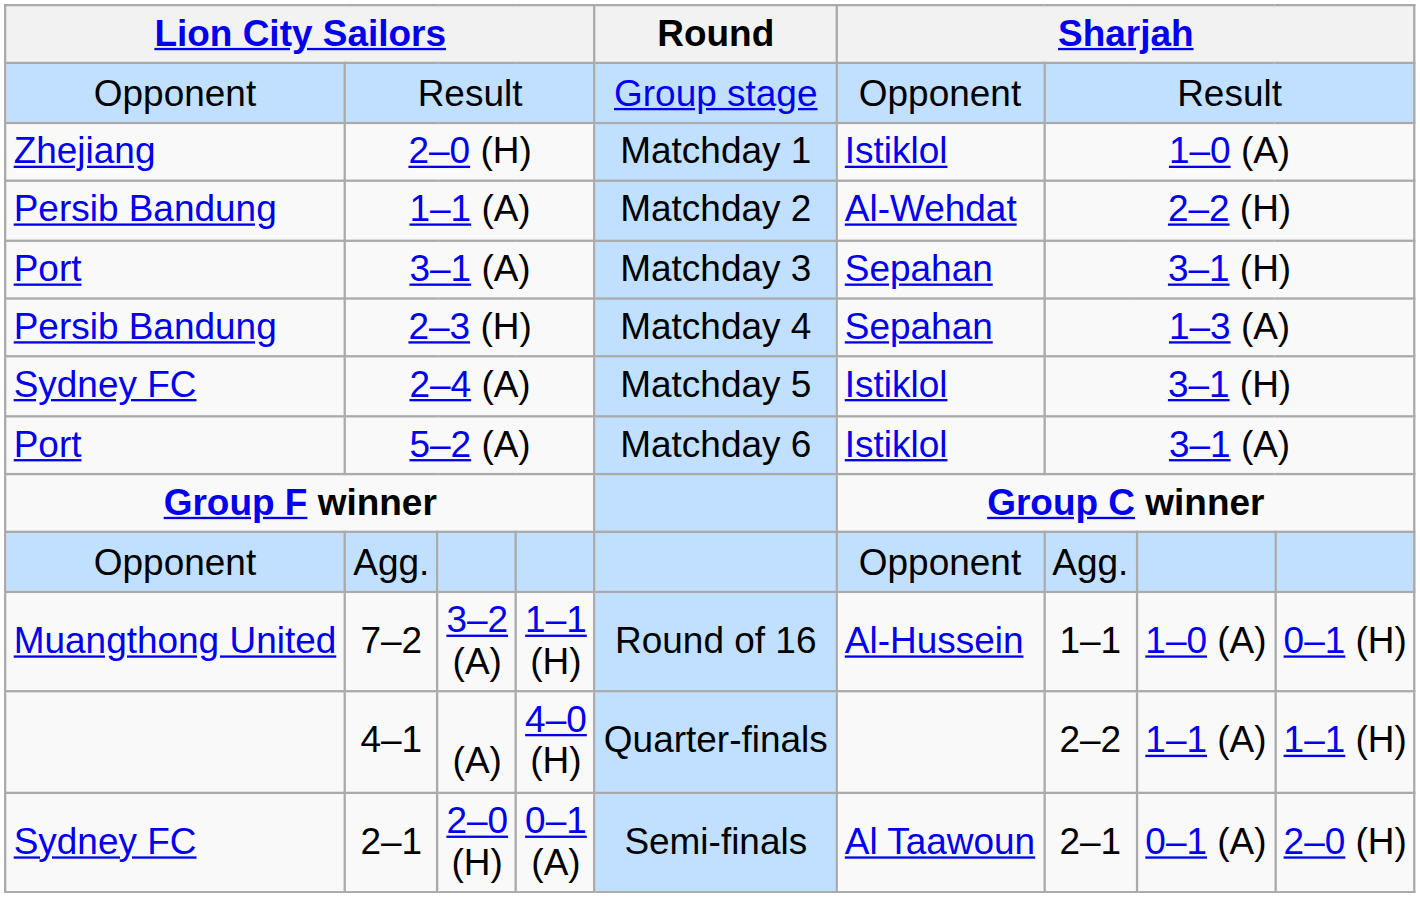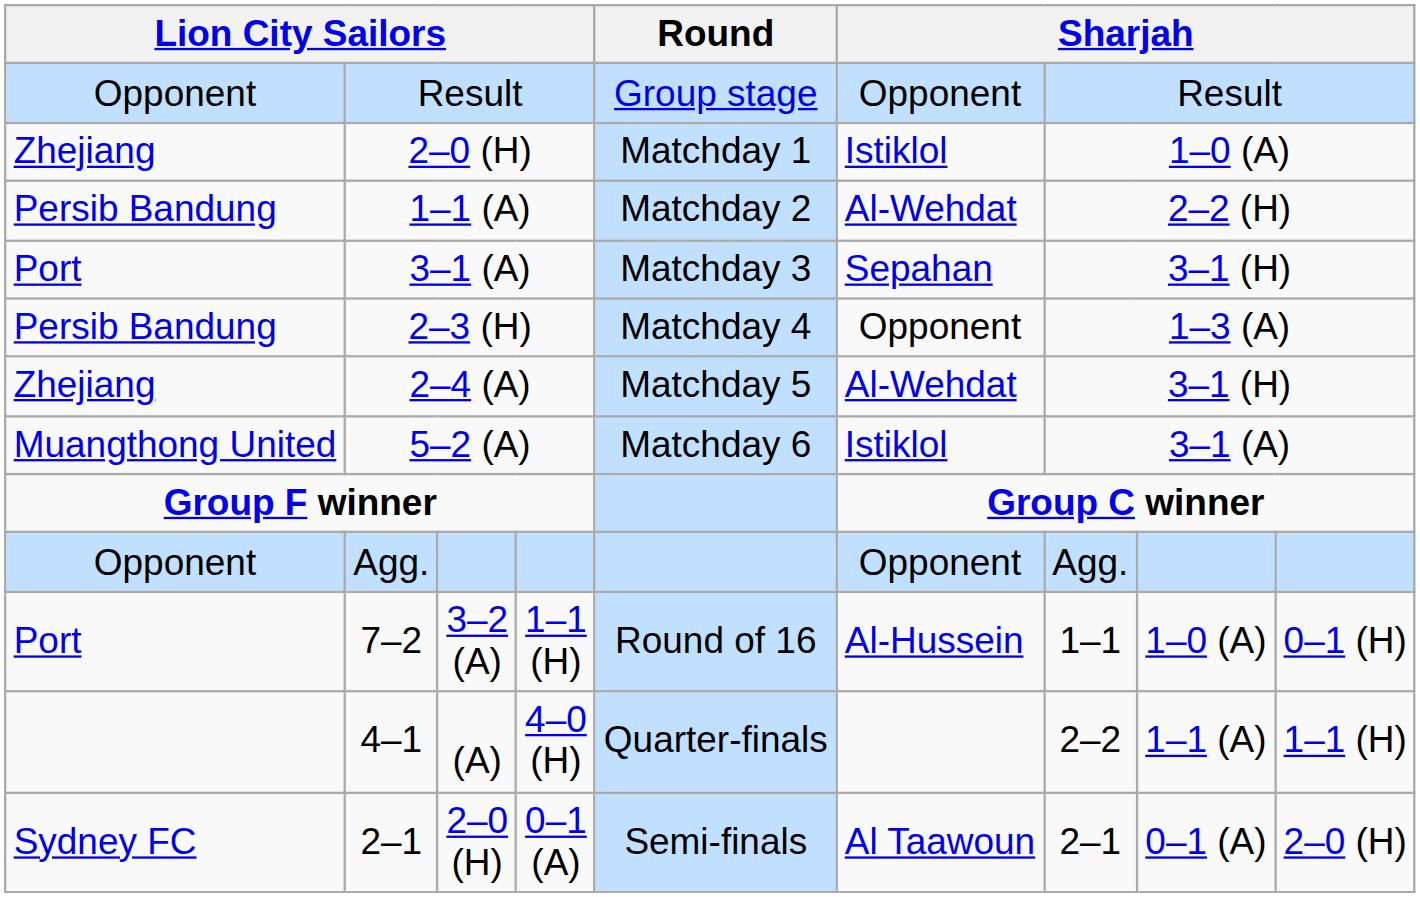(919, 326) Sepahan -> (940, 326) Opponent
(105, 385) Sydney FC -> (85, 385) Zhejiang
(896, 385) Istiklol -> (931, 385) Al-Wehdat
(48, 444) Port -> (175, 444) Muangthong United
(175, 640) Muangthong United -> (48, 640) Port
